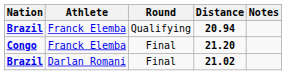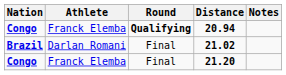(25, 29) Brazil -> (22, 29) Congo
(161, 29) normal -> (161, 29) bold
rows swapped: (220, 45) <-> (220, 61)
